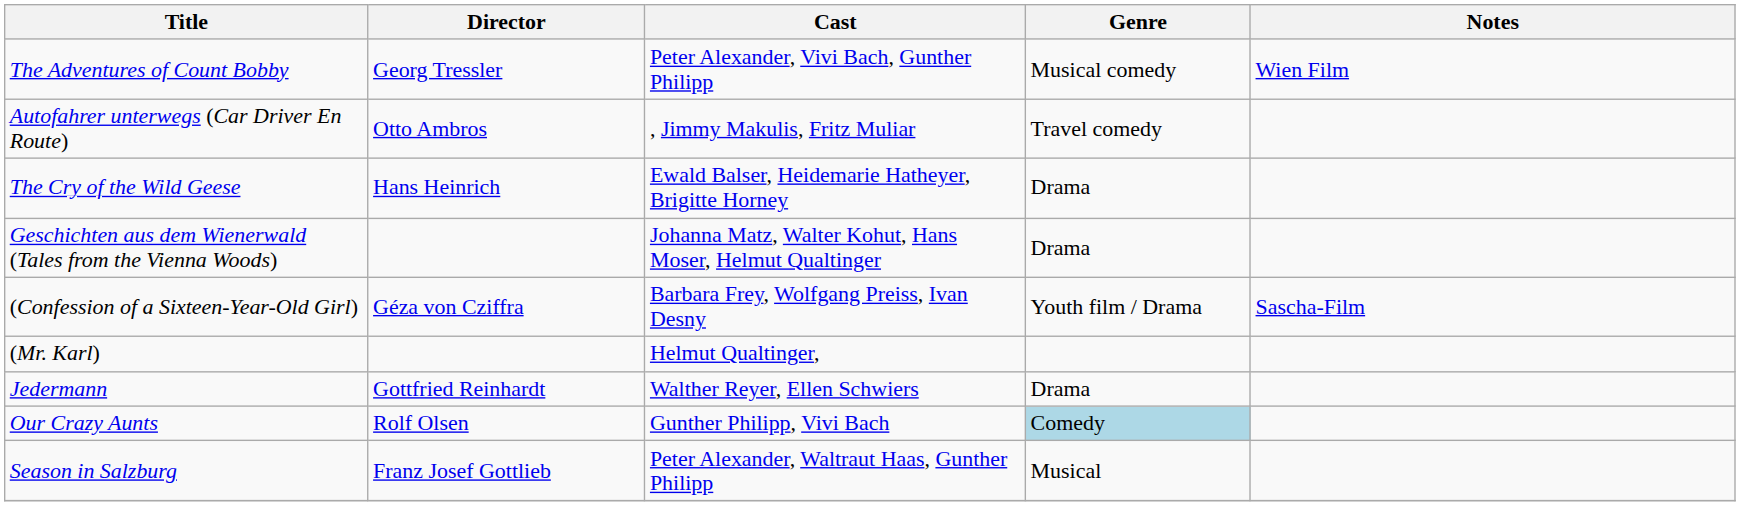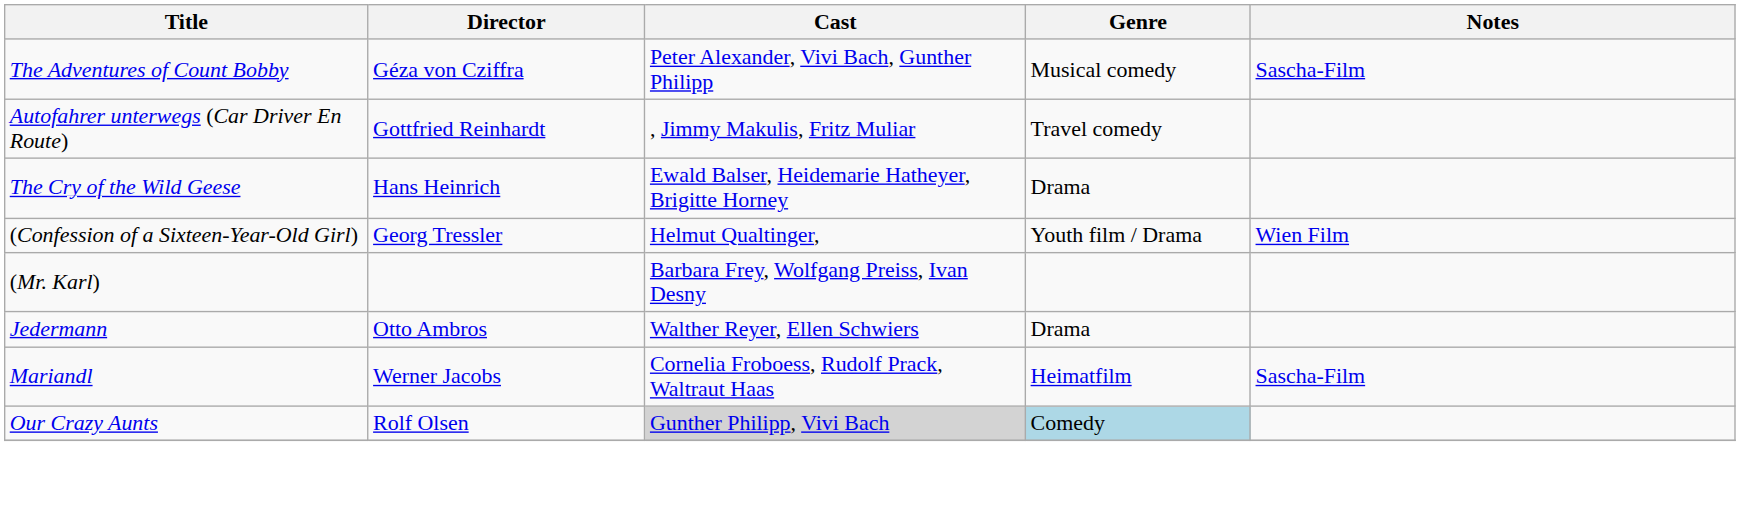(438, 68) Georg Tressler -> (448, 68) Géza von Cziffra
(1302, 68) Wien Film -> (1310, 68) Sascha-Film
(430, 128) Otto Ambros -> (459, 128) Gottfried Reinhardt
- row: (158, 247)
(448, 306) Géza von Cziffra -> (438, 234) Georg Tressler
(809, 306) Barbara Frey, Wolfgang Preiss, Ivan Desny -> (735, 234) Helmut Qualtinger,
(1310, 306) Sascha-Film -> (1302, 234) Wien Film
(735, 353) Helmut Qualtinger, -> (809, 282) Barbara Frey, Wolfgang Preiss, Ivan Desny
(459, 388) Gottfried Reinhardt -> (430, 329) Otto Ambros
+ row: (51, 376)
(770, 423) no background -> (770, 423) lightgrey background
- row: (93, 470)
